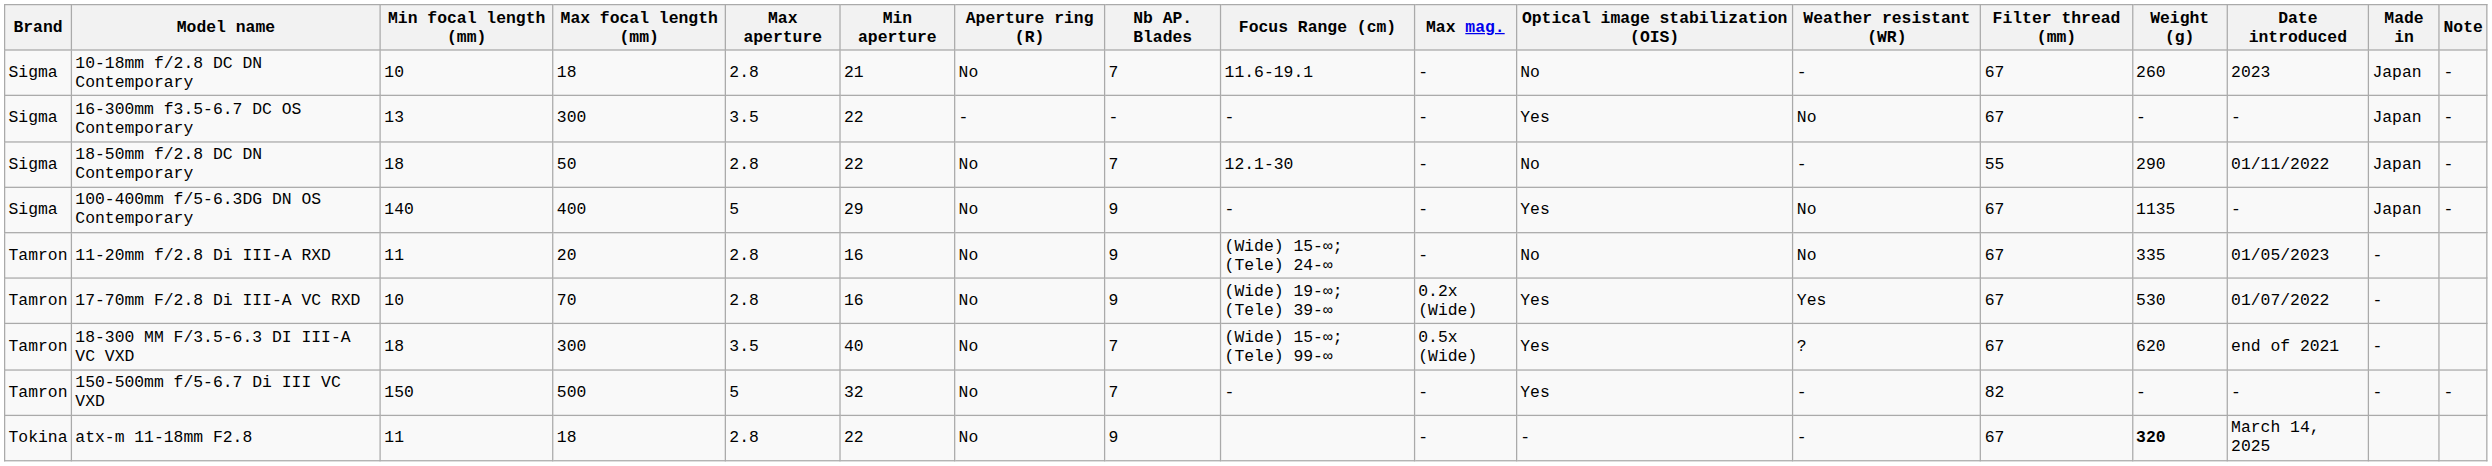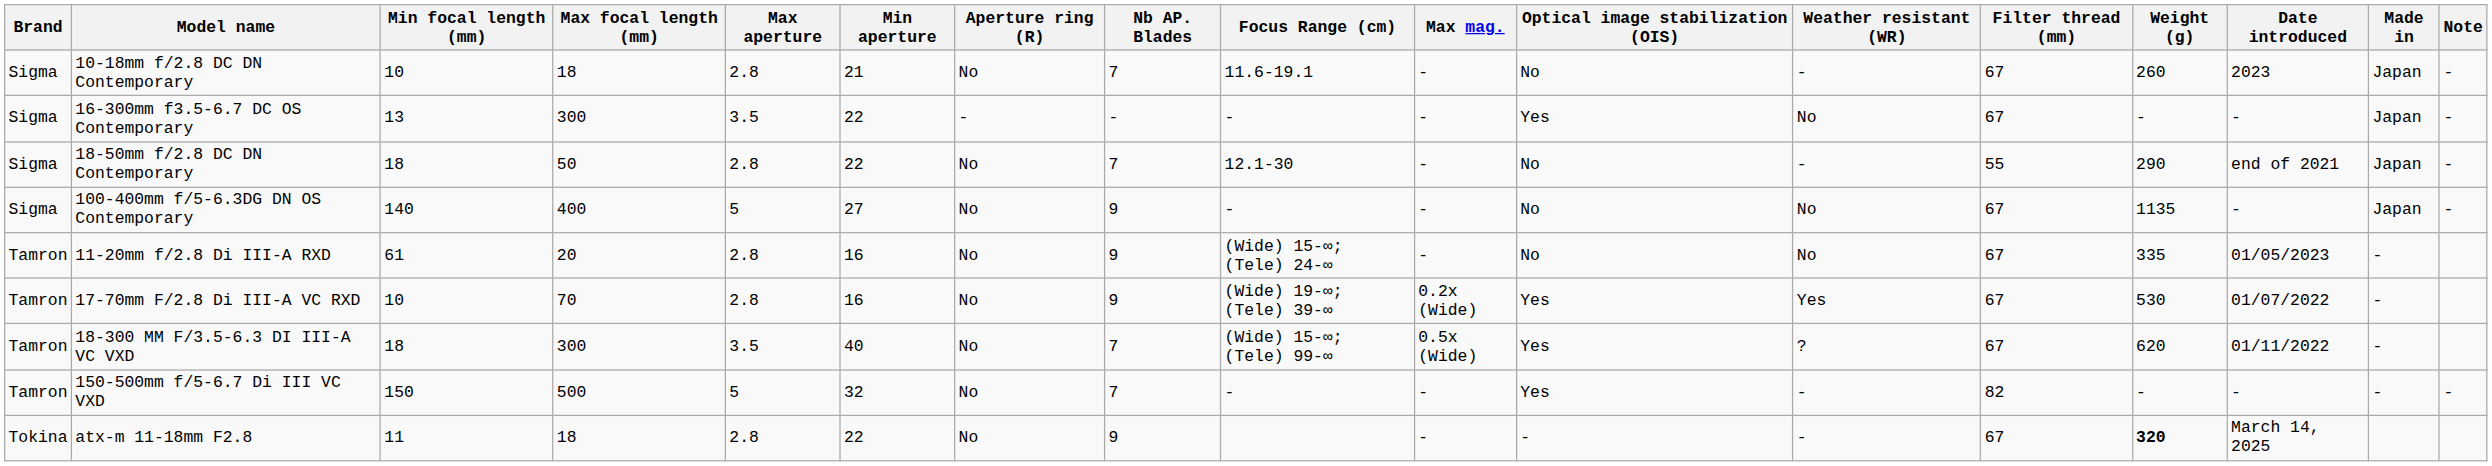(2280, 164) 01/11/2022 -> (2285, 164) end of 2021
(854, 210) 29 -> (854, 210) 27
(1535, 210) Yes -> (1530, 210) No
(394, 255) 11 -> (394, 255) 61
(2285, 347) end of 2021 -> (2280, 347) 01/11/2022
